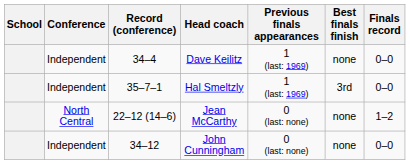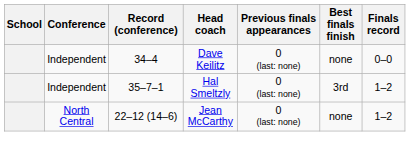(287, 59) 1 (last: 1969) -> (279, 59) 0 (last: none)
(287, 87) 1 (last: 1969) -> (279, 87) 0 (last: none)
(384, 87) 0–0 -> (383, 87) 1–2
- row: (214, 145)
